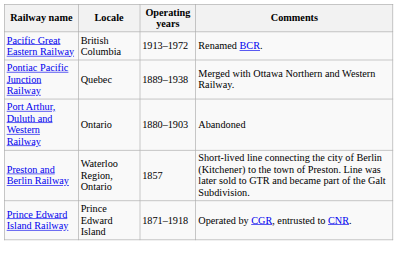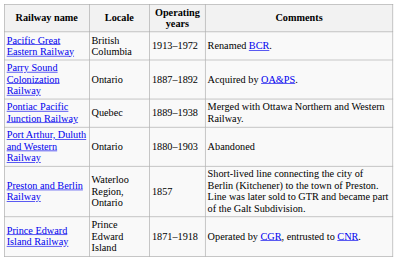+ row: (33, 79)
